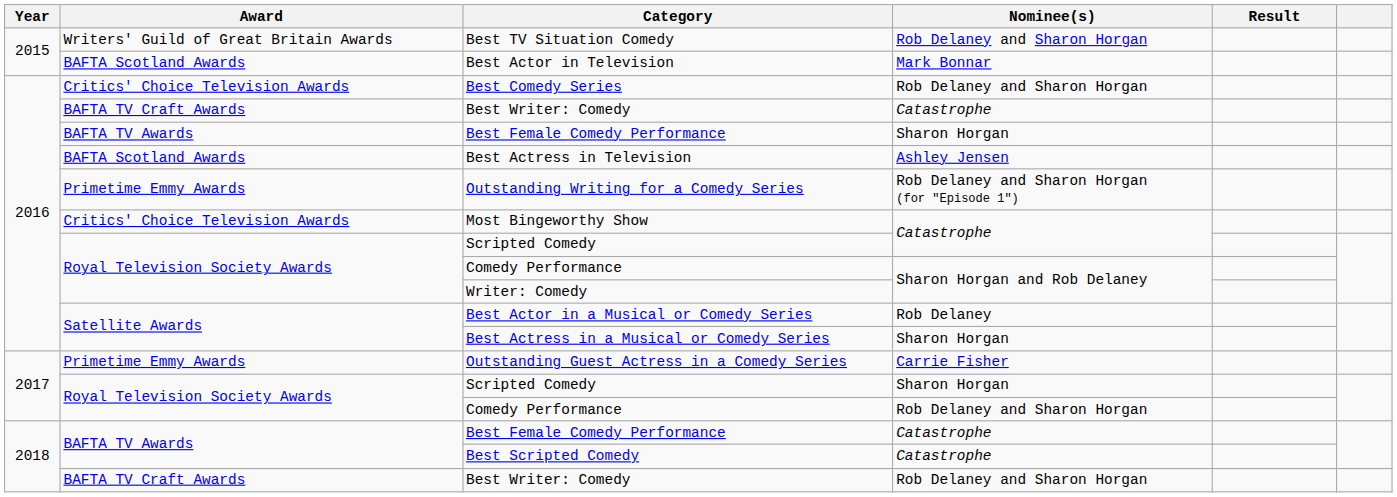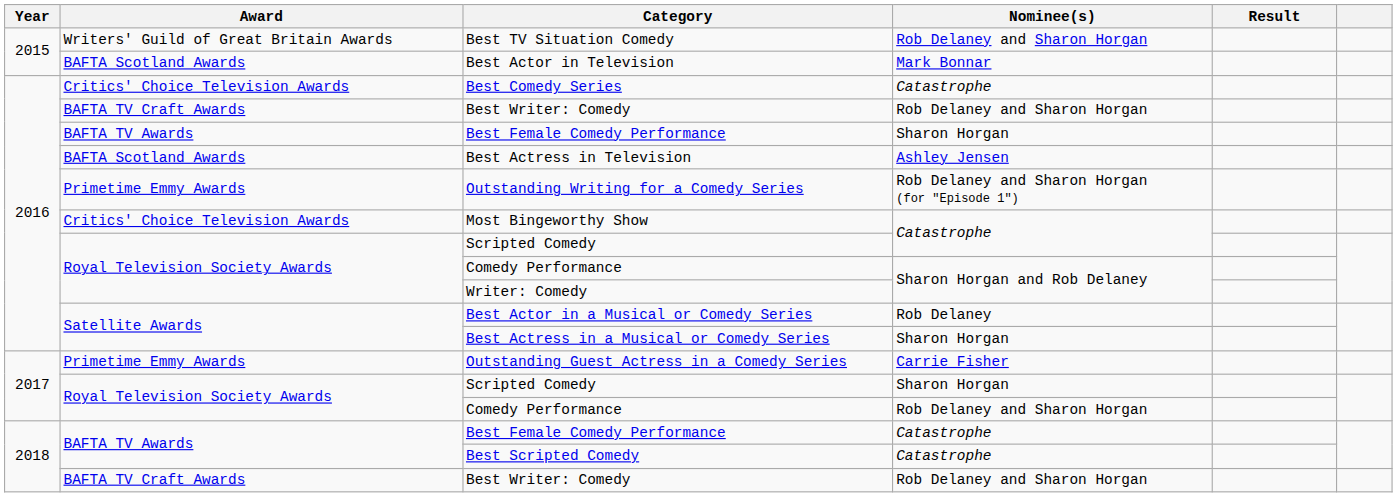(1022, 87) Rob Delaney and Sharon Horgan -> (944, 87) Catastrophe
(944, 110) Catastrophe -> (1022, 110) Rob Delaney and Sharon Horgan
